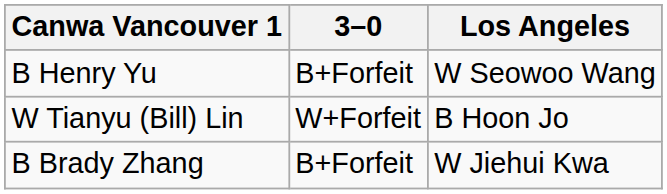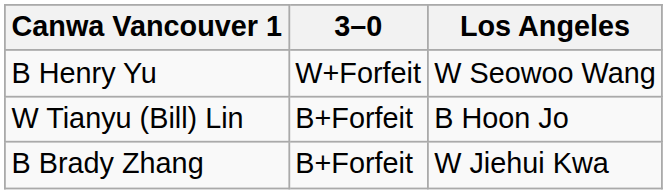(354, 73) B+Forfeit -> (358, 73) W+Forfeit
(358, 118) W+Forfeit -> (354, 118) B+Forfeit
